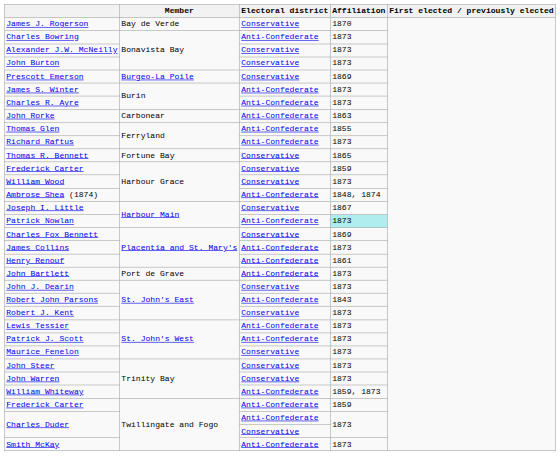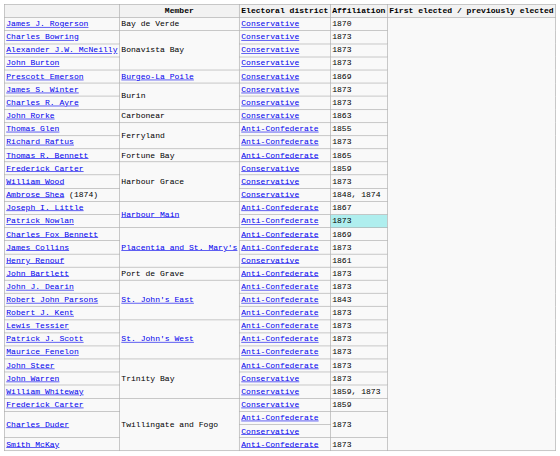(280, 37) Anti-Confederate -> (270, 37) Conservative
(280, 90) Anti-Confederate -> (270, 90) Conservative
(280, 103) Anti-Confederate -> (270, 103) Conservative
(280, 116) Anti-Confederate -> (270, 116) Conservative
(270, 155) Conservative -> (280, 155) Anti-Confederate
(280, 195) Anti-Confederate -> (270, 195) Conservative
(270, 208) Conservative -> (280, 208) Anti-Confederate
(270, 234) Conservative -> (280, 234) Anti-Confederate
(280, 260) Anti-Confederate -> (270, 260) Conservative
(270, 287) Conservative -> (280, 287) Anti-Confederate
(270, 313) Conservative -> (280, 313) Anti-Confederate
(270, 352) Conservative -> (280, 352) Anti-Confederate
(270, 366) Conservative -> (280, 366) Anti-Confederate
(280, 392) Anti-Confederate -> (270, 392) Conservative
(280, 405) Anti-Confederate -> (270, 405) Conservative
